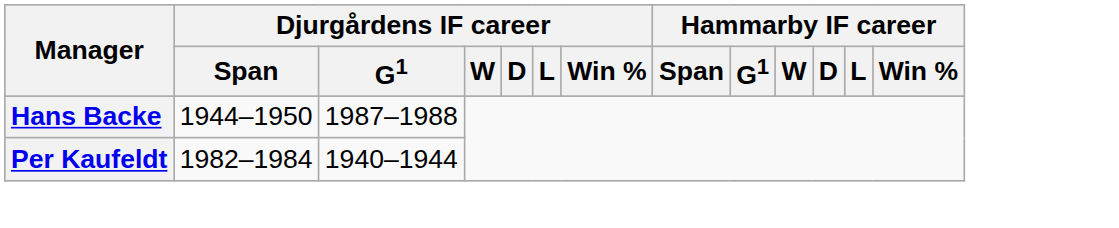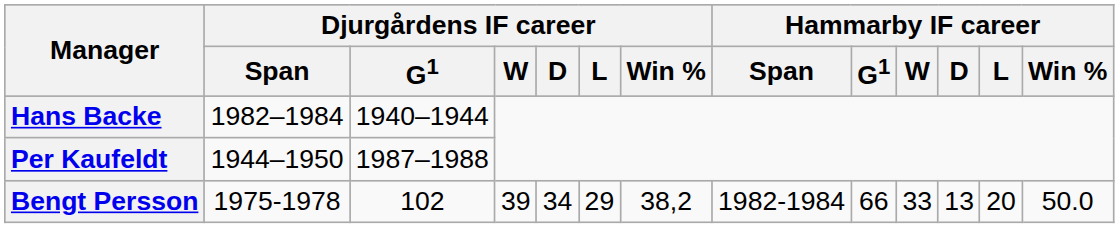(246, 116) 1944–1950 -> (277, 116) 1982–1984
(391, 116) 1987–1988 -> (422, 116) 1940–1944
(246, 159) 1982–1984 -> (277, 159) 1944–1950
(391, 159) 1940–1944 -> (422, 159) 1987–1988
+ row: (105, 201)
